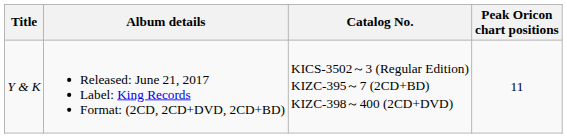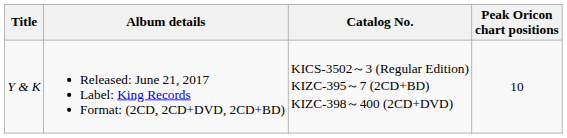(517, 86) 11 -> (517, 86) 10
